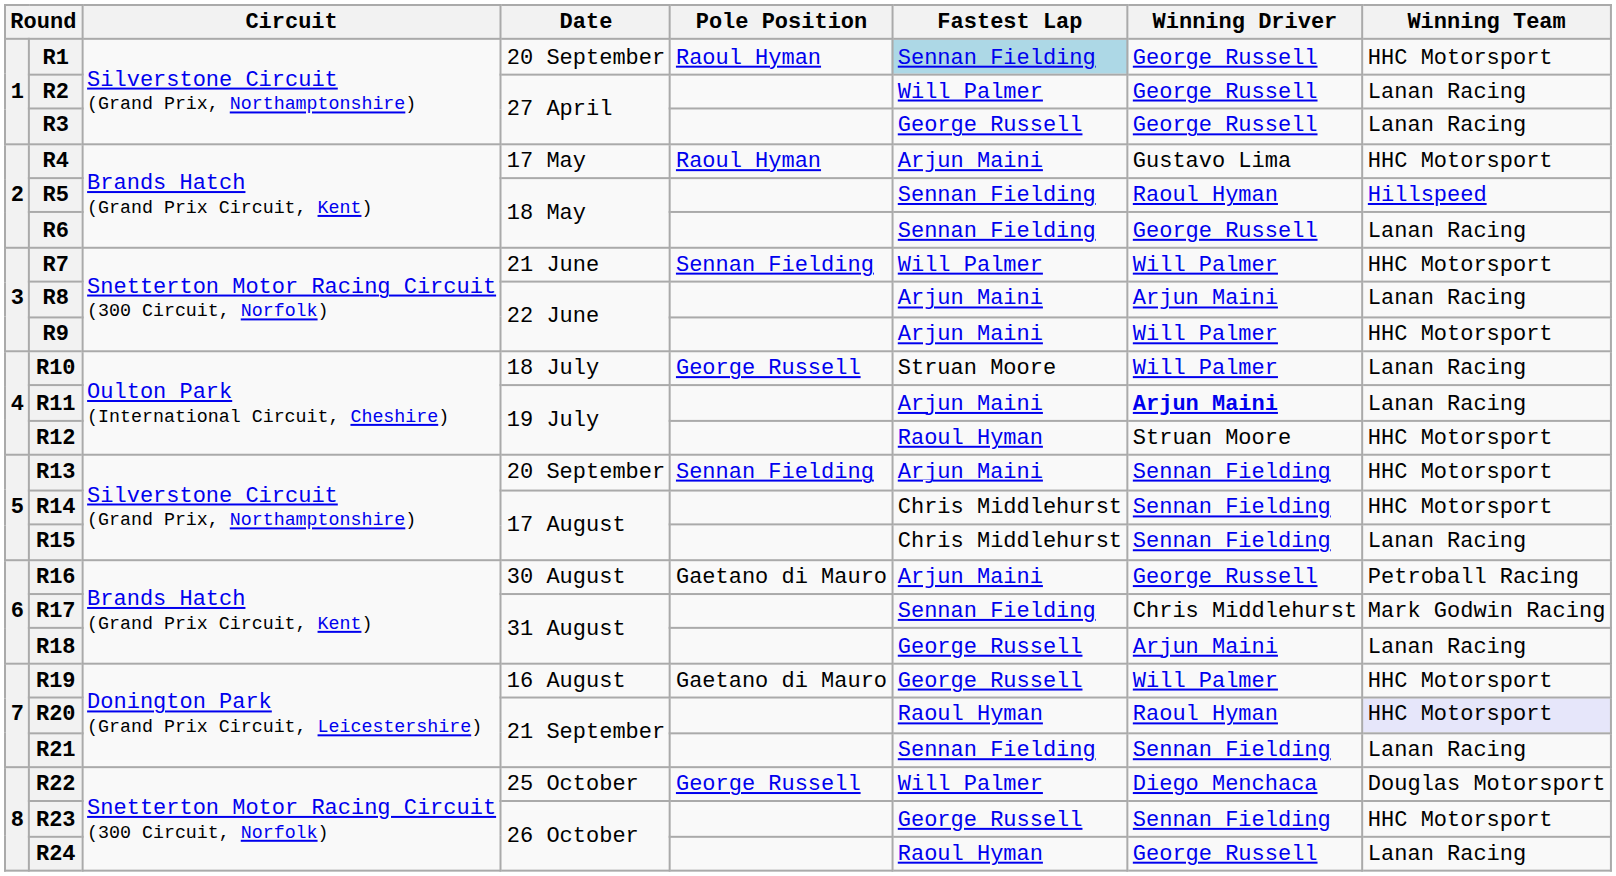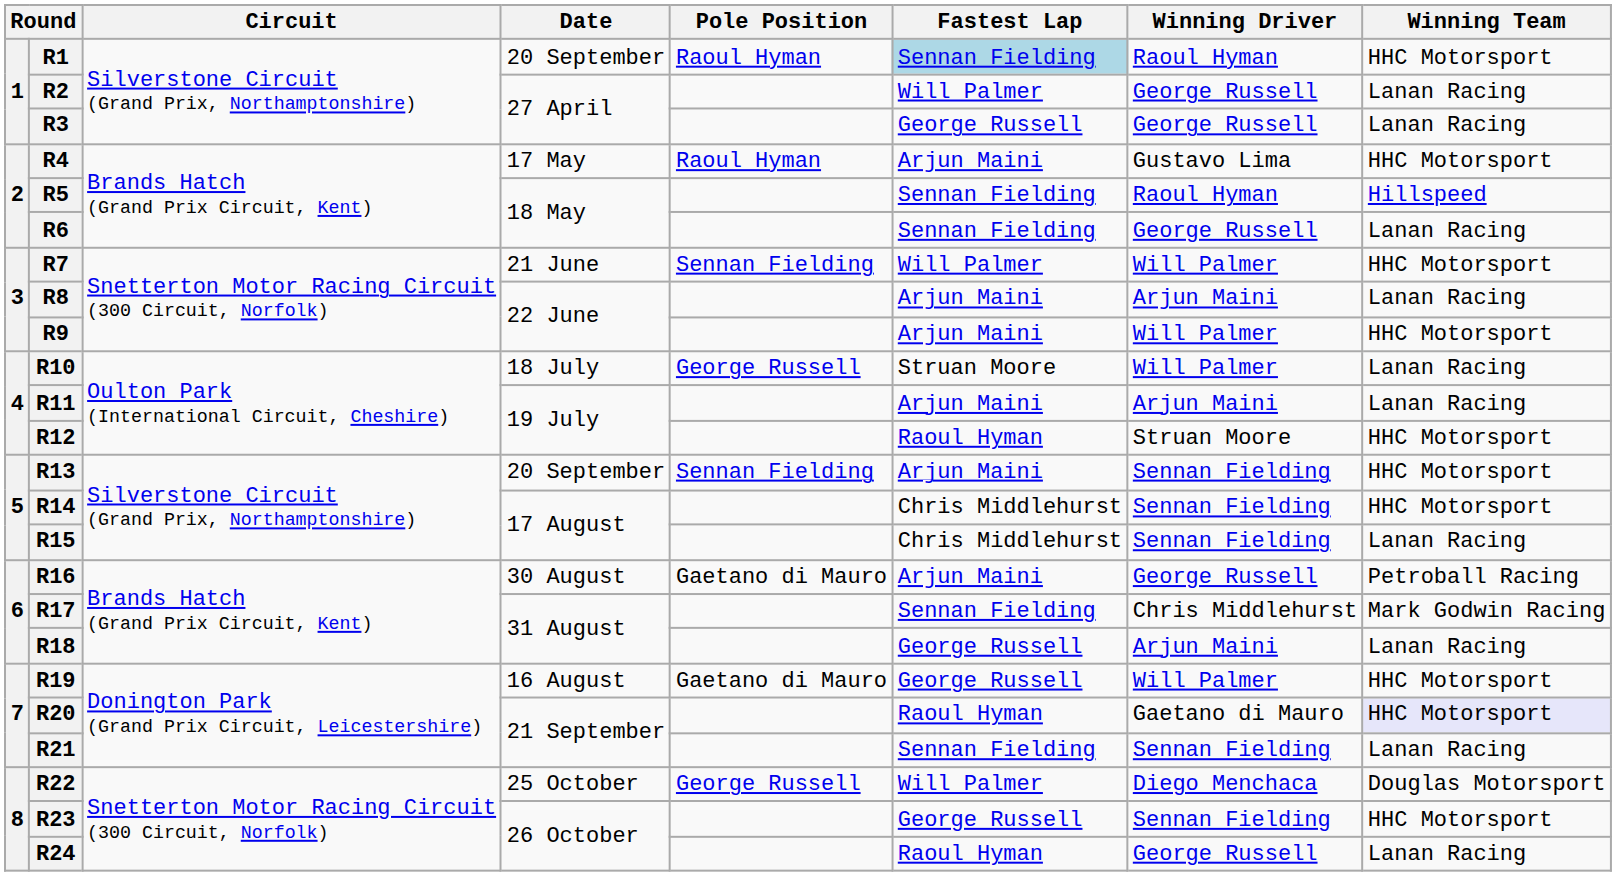(1225, 57) George Russell -> (1205, 57) Raoul Hyman
(1205, 403) bold -> (1205, 403) normal
(1205, 715) Raoul Hyman -> (1238, 715) Gaetano di Mauro
